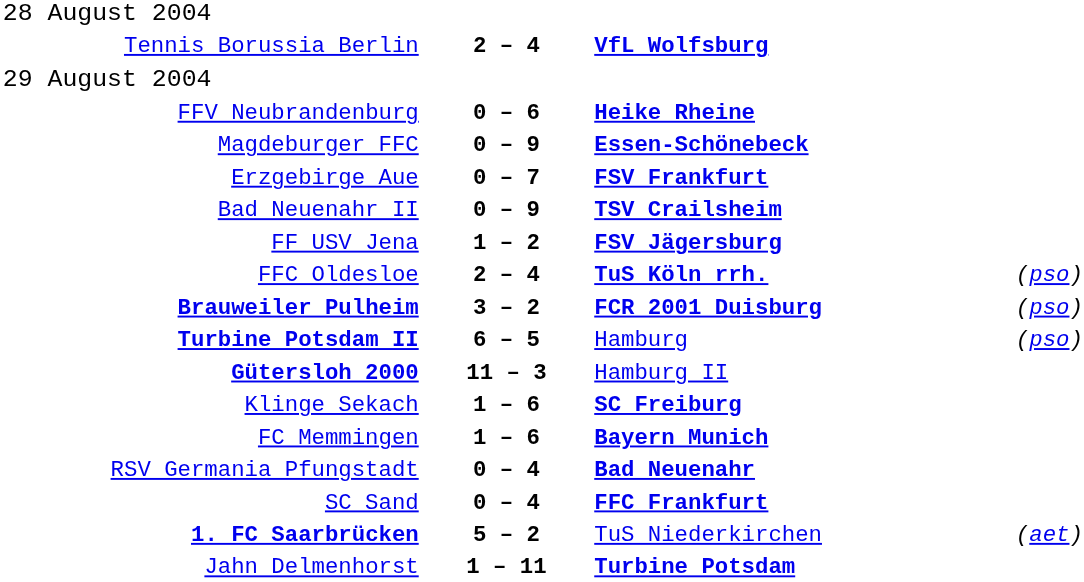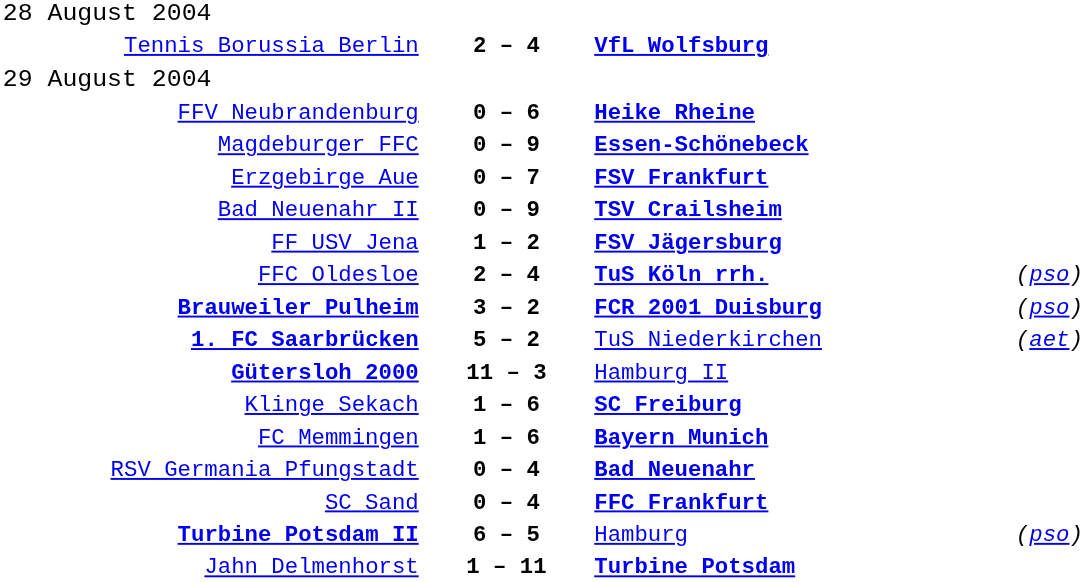rows swapped: (298, 340) <-> (305, 535)
